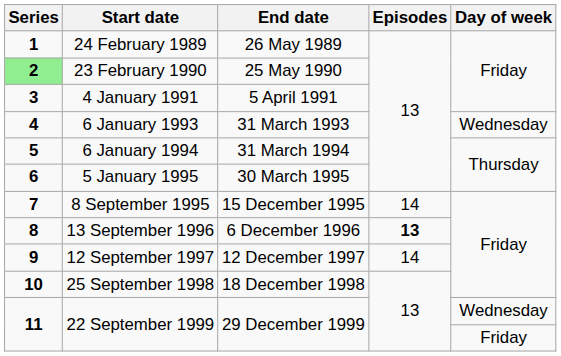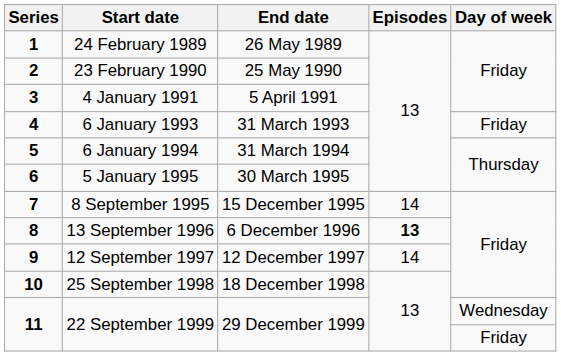(34, 71) lightgreen background -> (34, 71) no background
(504, 124) Wednesday -> (504, 124) Friday
